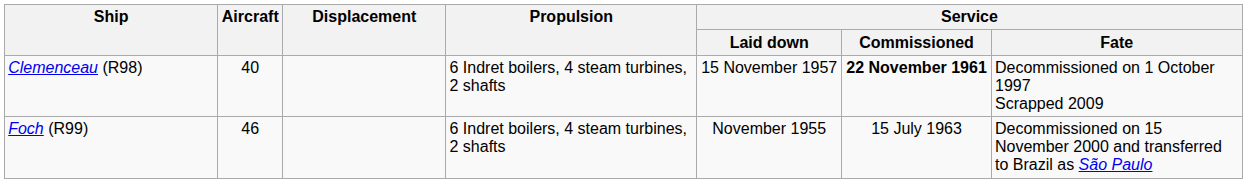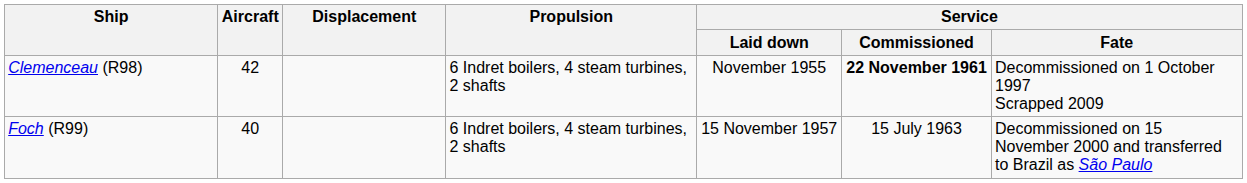(250, 67) 40 -> (250, 67) 42
(769, 67) 15 November 1957 -> (769, 67) November 1955
(250, 129) 46 -> (250, 129) 40
(769, 129) November 1955 -> (769, 129) 15 November 1957
